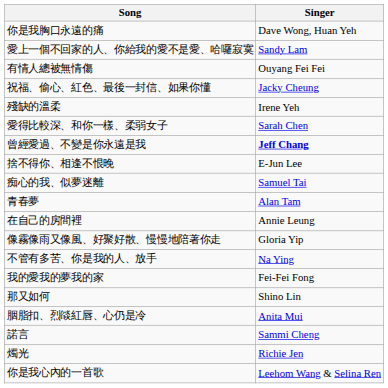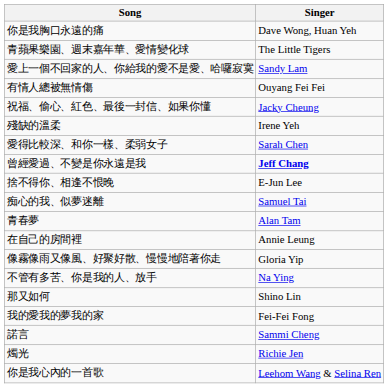+ row: (98, 49)
rows swapped: (55, 277) <-> (28, 296)
- row: (76, 315)
